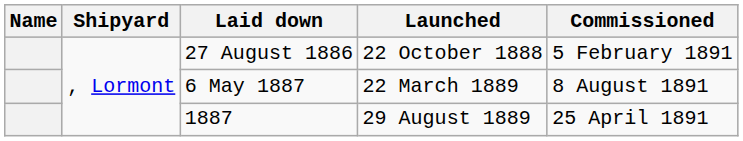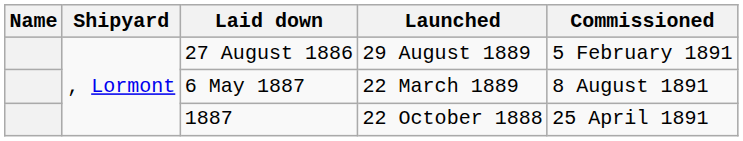(453, 54) 22 October 1888 -> (447, 54) 29 August 1889
(447, 119) 29 August 1889 -> (453, 119) 22 October 1888
